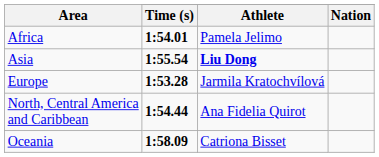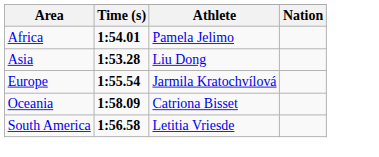(167, 59) 1:55.54 -> (119, 59) 1:53.28
(228, 59) bold -> (179, 59) normal
(167, 81) 1:53.28 -> (119, 81) 1:55.54
- row: (73, 111)
+ row: (49, 125)
